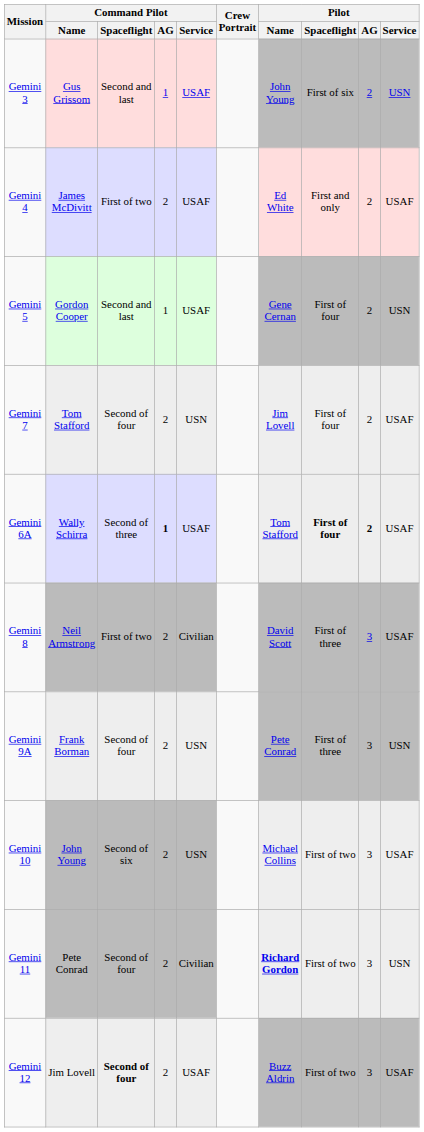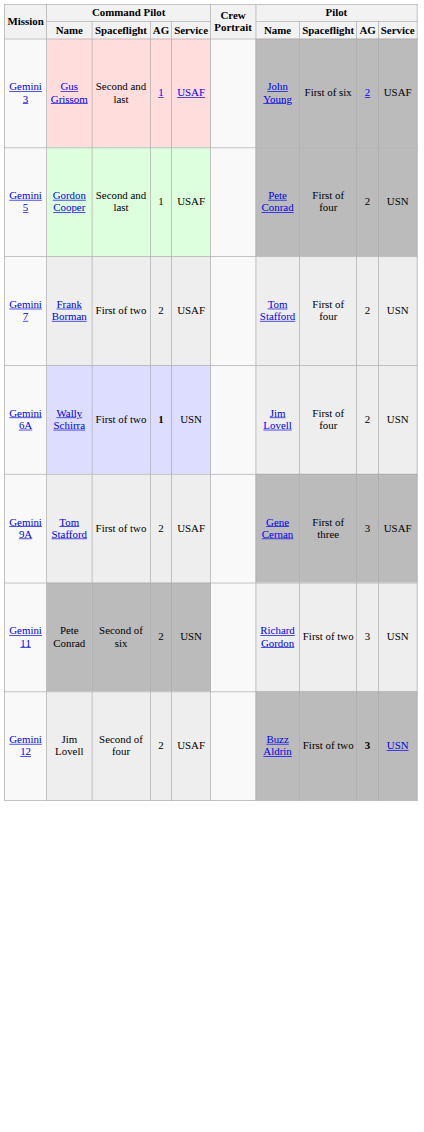(400, 93) USN -> (398, 93) USAF
- row: (25, 202)
(280, 311) Gene Cernan -> (278, 202) Pete Conrad
(72, 419) Tom Stafford -> (69, 311) Frank Borman
(126, 419) Second of four -> (121, 311) First of two
(196, 419) USN -> (191, 311) USAF
(280, 419) Jim Lovell -> (278, 311) Tom Stafford
(400, 419) USAF -> (398, 311) USN
(126, 528) Second of three -> (121, 419) First of two
(196, 528) USAF -> (191, 419) USN
(280, 528) Tom Stafford -> (278, 419) Jim Lovell
(330, 528) bold -> (328, 419) normal
(369, 528) bold -> (368, 419) normal
(400, 528) USAF -> (398, 419) USN
- row: (25, 637)
(72, 746) Frank Borman -> (69, 528) Tom Stafford
(126, 746) Second of four -> (121, 528) First of two
(196, 746) USN -> (191, 528) USAF
(280, 746) Pete Conrad -> (278, 528) Gene Cernan
(400, 746) USN -> (398, 528) USAF
- row: (25, 855)
(126, 963) Second of four -> (121, 637) Second of six
(196, 963) Civilian -> (191, 637) USN
(280, 963) bold -> (278, 637) normal
(126, 1072) bold -> (121, 746) normal
(369, 1072) normal -> (368, 746) bold
(400, 1072) USAF -> (398, 746) USN
